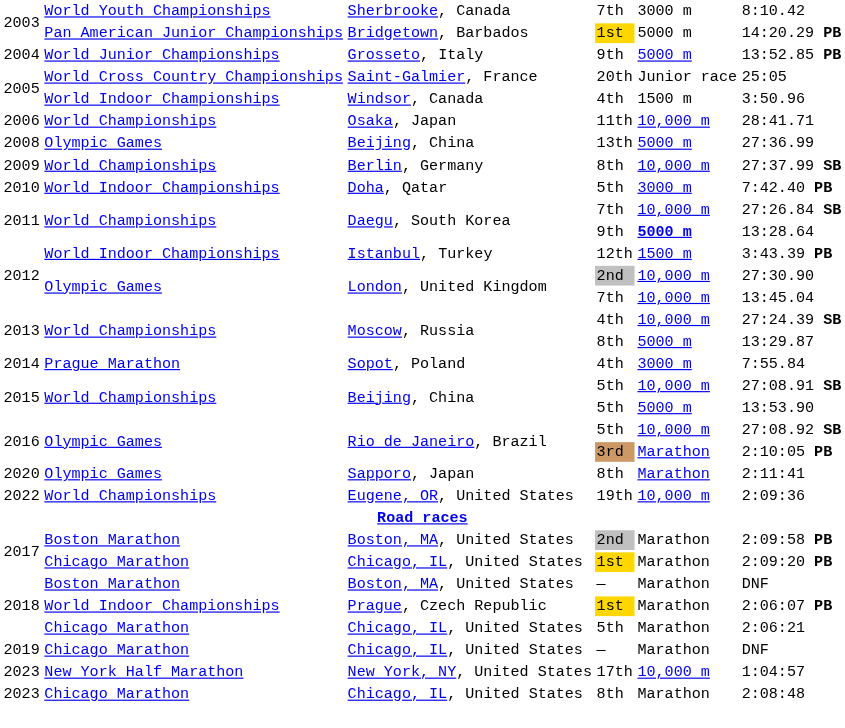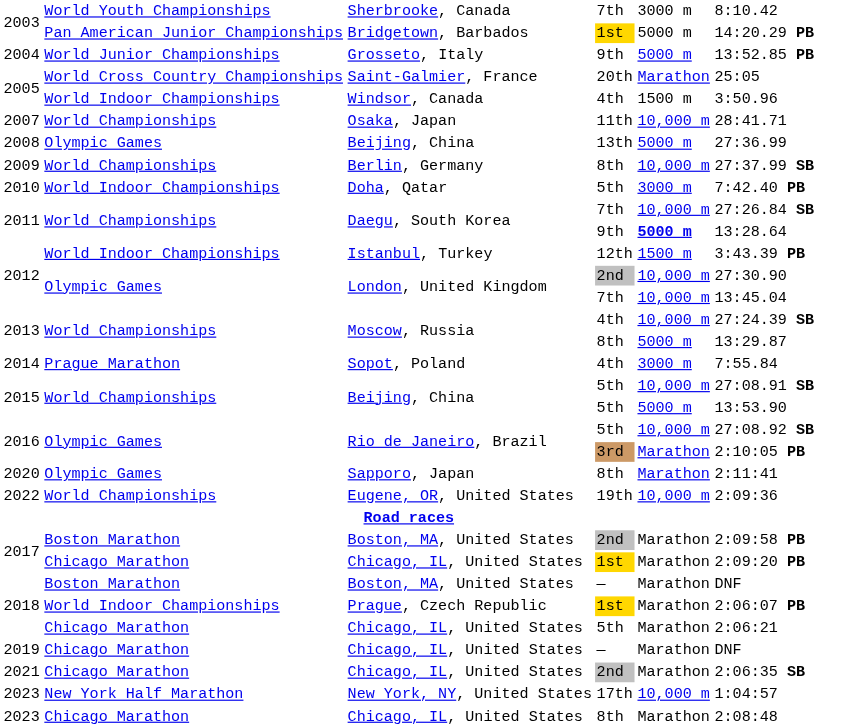(687, 77) Junior race -> (674, 77) Marathon
(22, 121) 2006 -> (22, 121) 2007
+ row: (465, 672)
